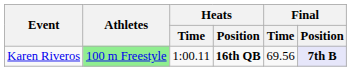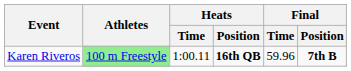(281, 56) 69.56 -> (281, 56) 59.96
(322, 56) lavender background -> (322, 56) no background
